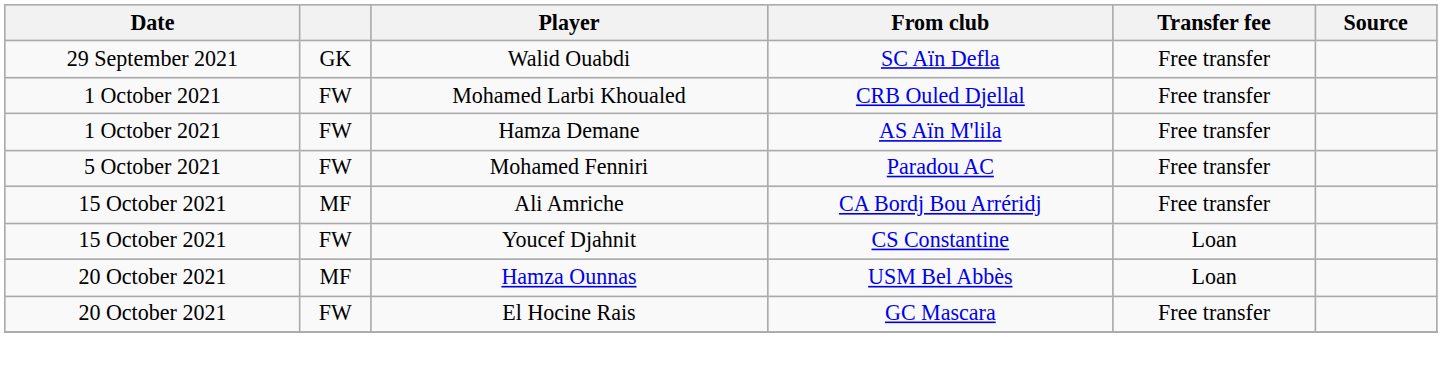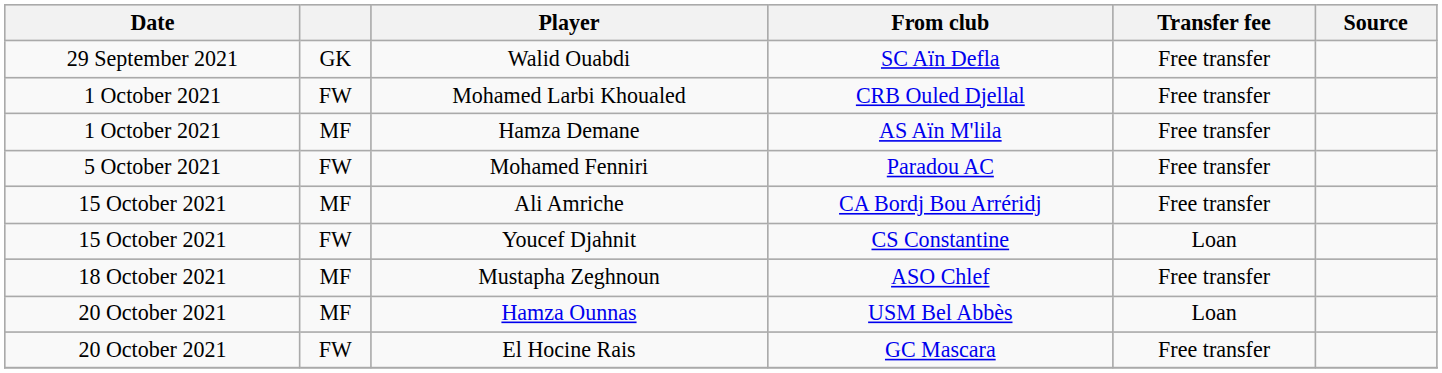(335, 131) FW -> (335, 131) MF
+ row: (569, 276)
